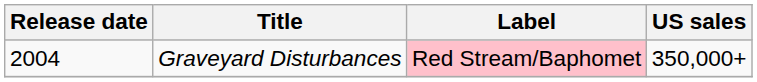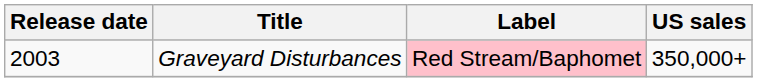(35, 58) 2004 -> (35, 58) 2003
